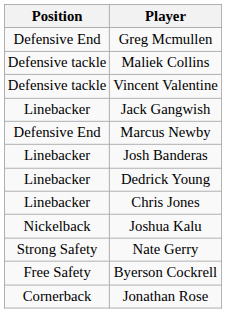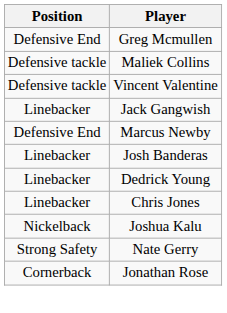- row: (165, 272)
